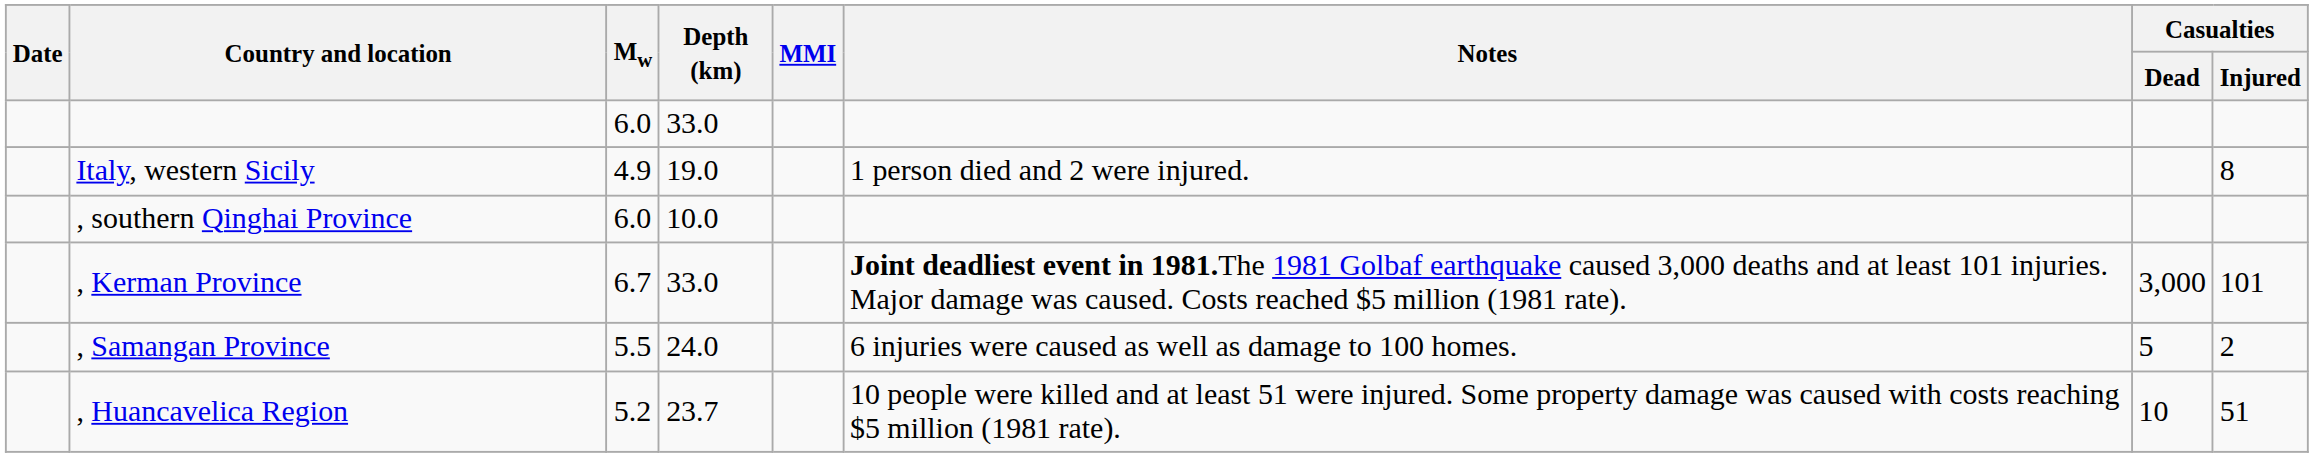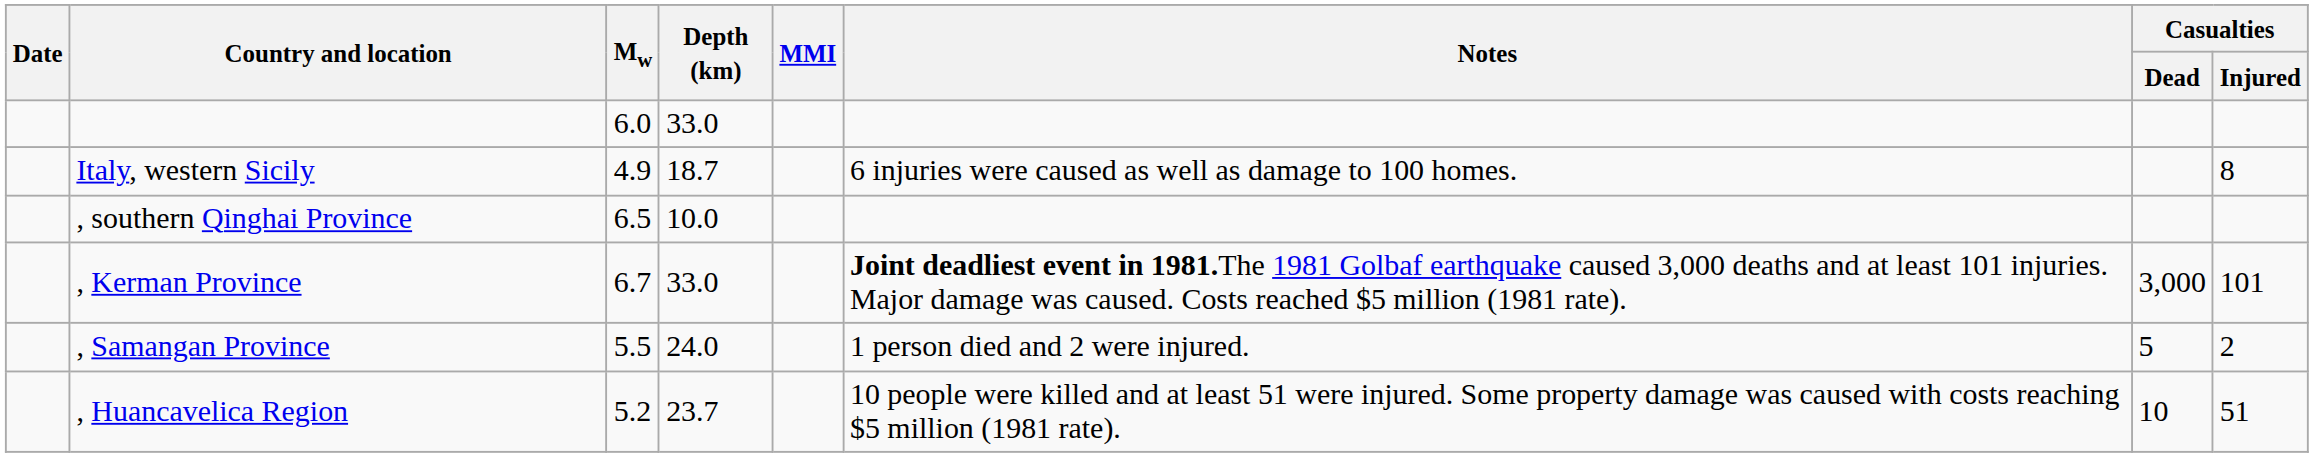(692, 170) 19.0 -> (692, 170) 18.7
(1050, 170) 1 person died and 2 were injured. -> (1184, 170) 6 injuries were caused as well as damage to 100 homes.
(632, 218) 6.0 -> (632, 218) 6.5
(1184, 346) 6 injuries were caused as well as damage to 100 homes. -> (1050, 346) 1 person died and 2 were injured.
